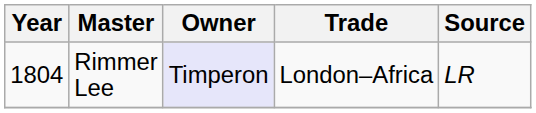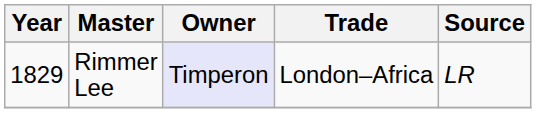(37, 74) 1804 -> (37, 74) 1829
